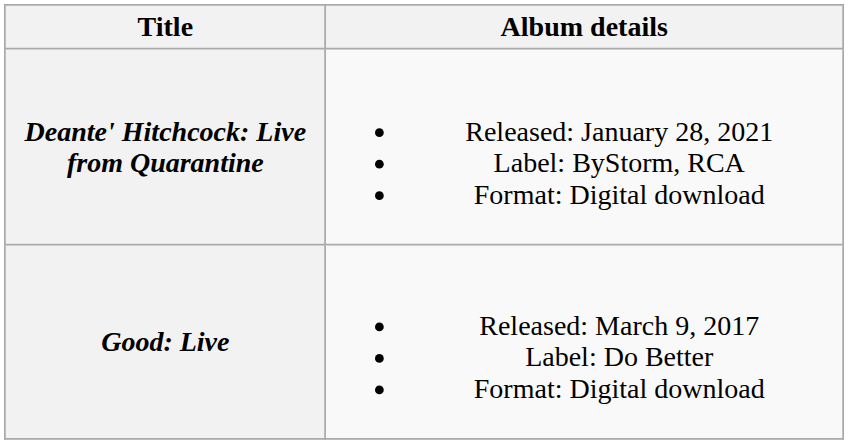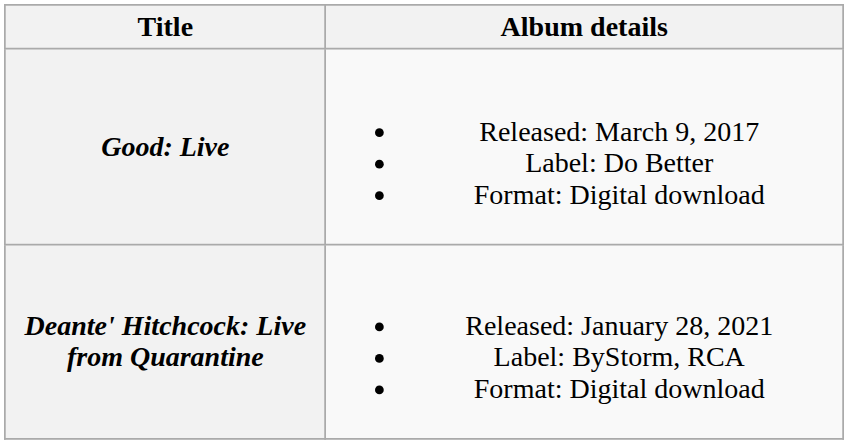rows swapped: (165, 341) <-> (165, 146)
